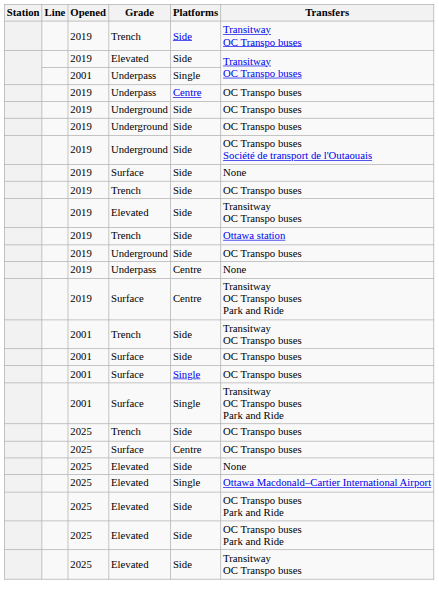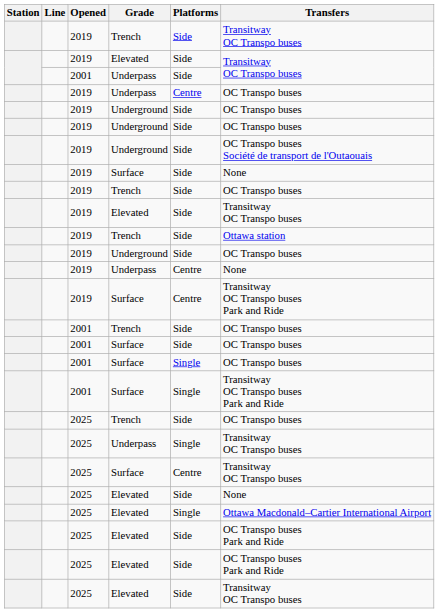(187, 76) Single -> (182, 76) Side
(262, 334) Transitway OC Transpo buses -> (262, 328) OC Transpo buses
+ row: (81, 443)
(262, 449) OC Transpo buses -> (262, 472) Transitway OC Transpo buses
